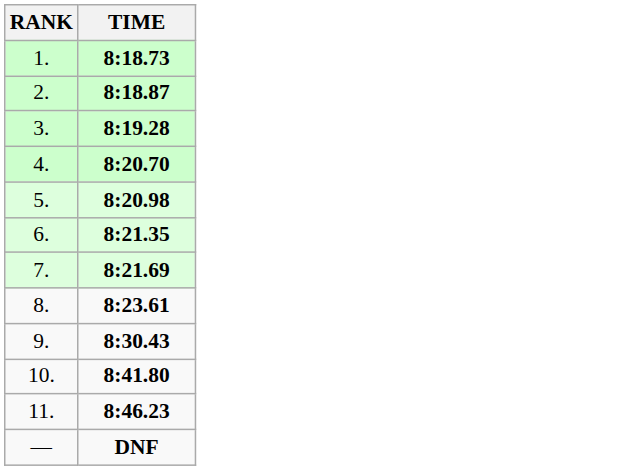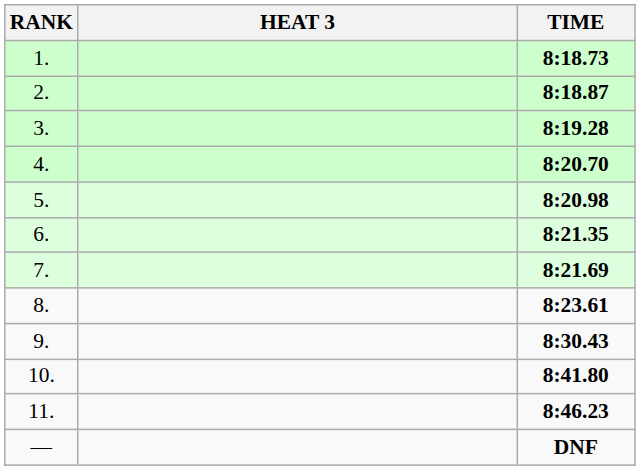+ column: (298, 22)
